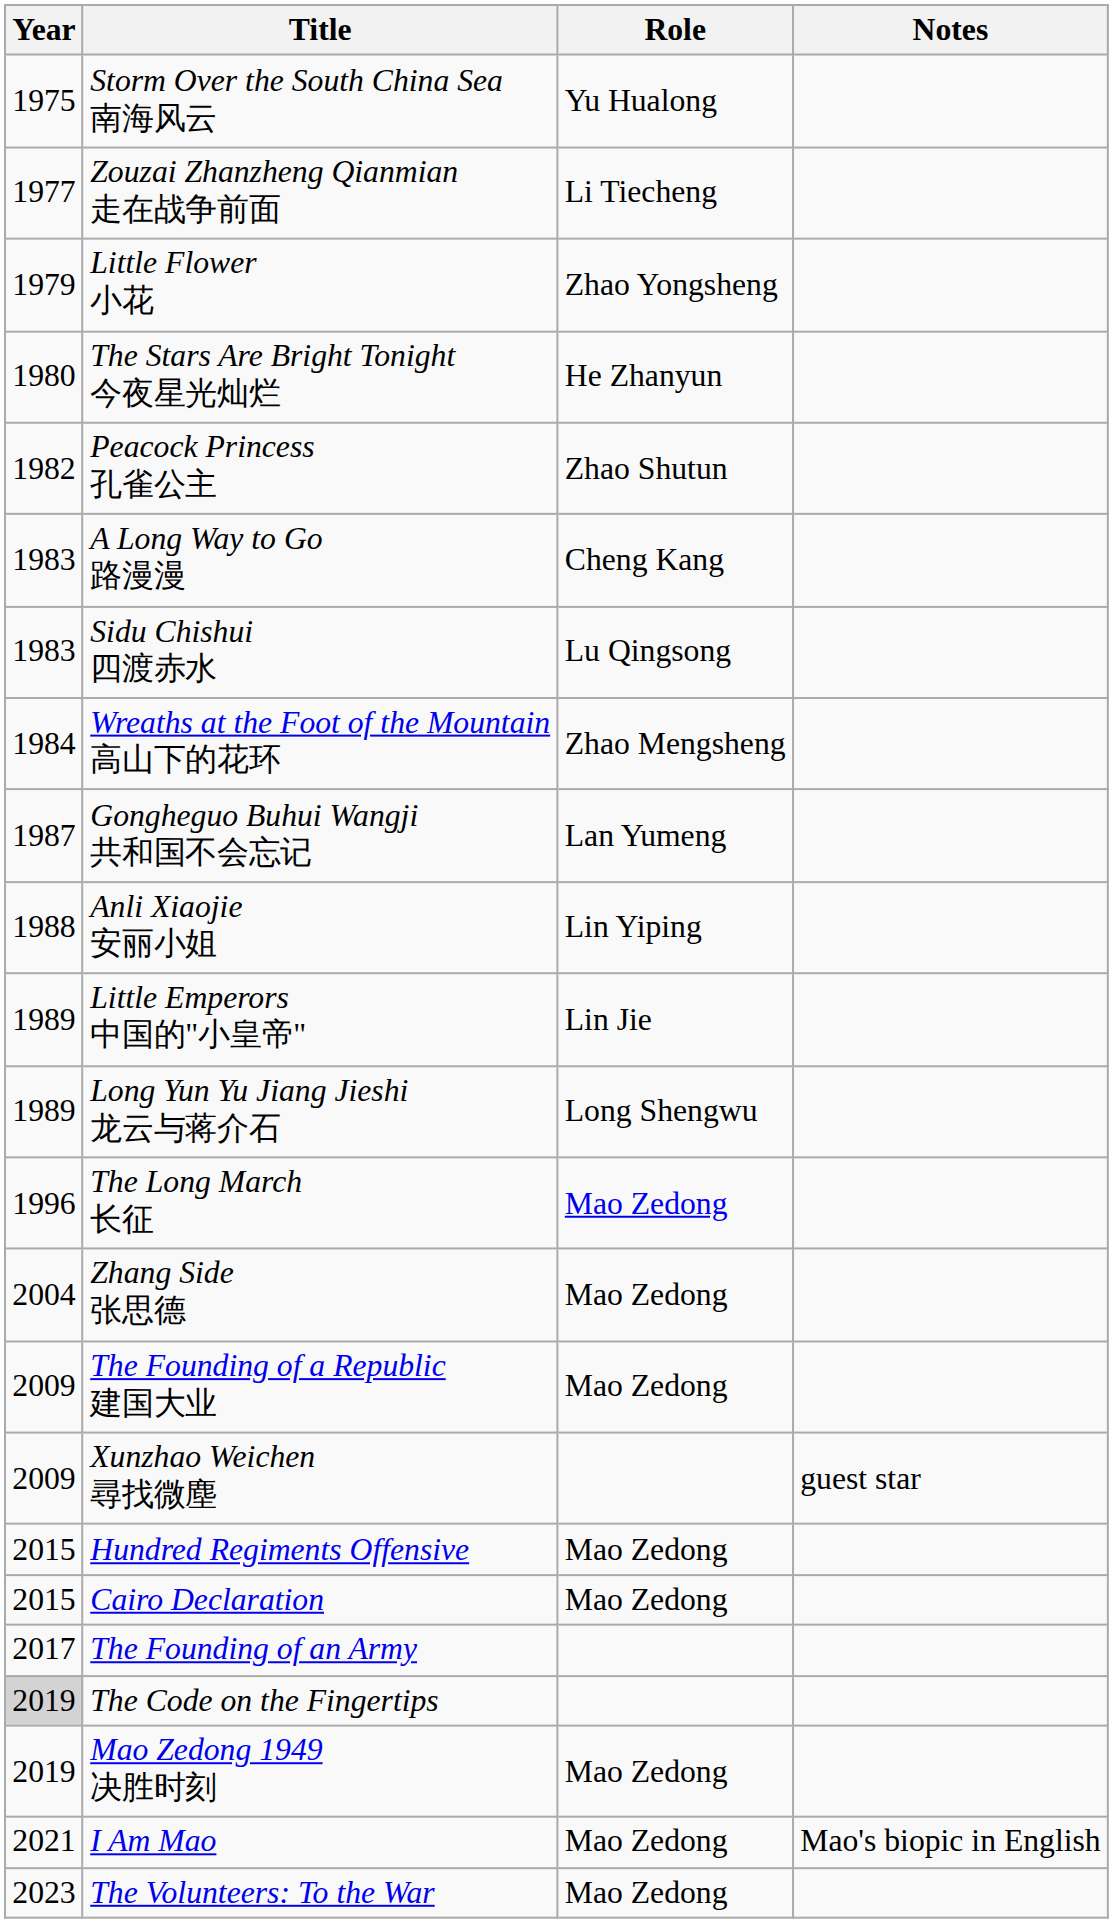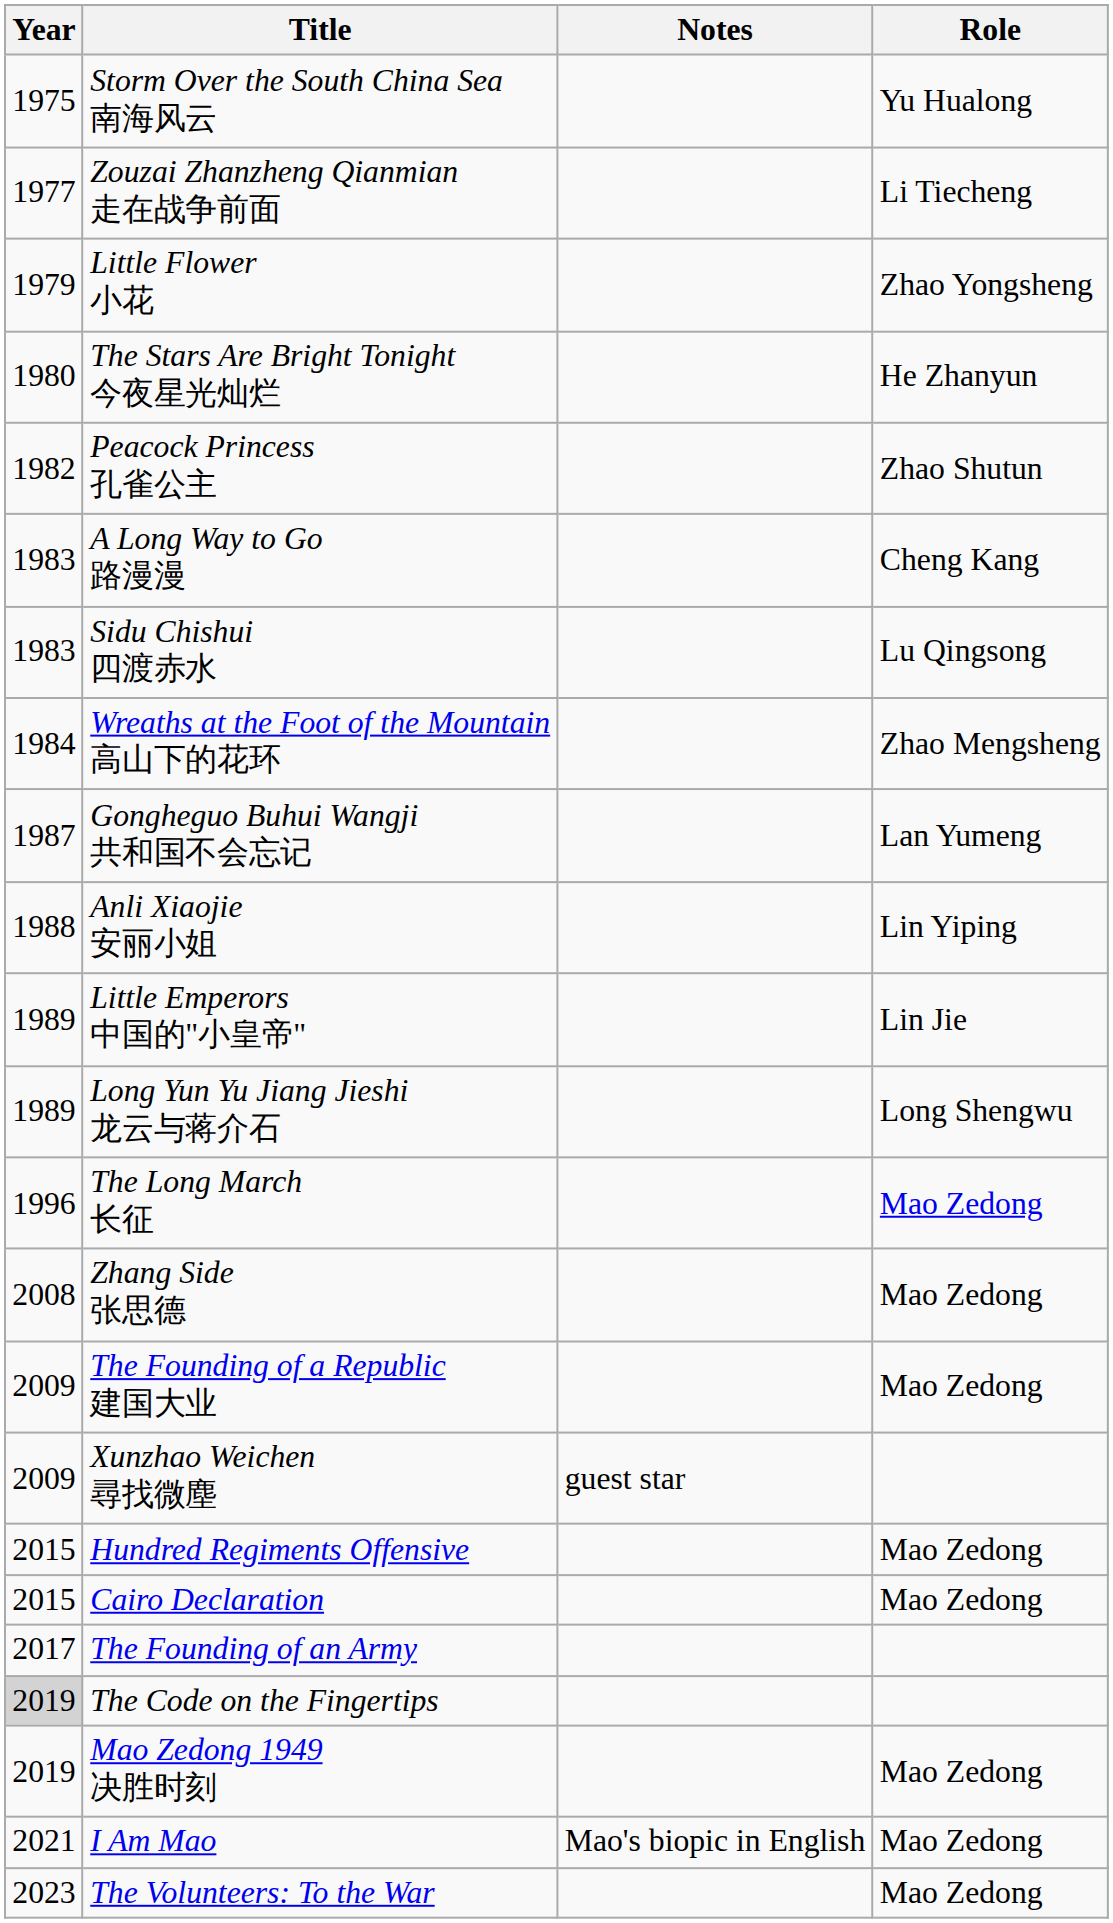columns swapped: (675, 29) <-> (950, 29)
(44, 1294) 2004 -> (44, 1294) 2008
